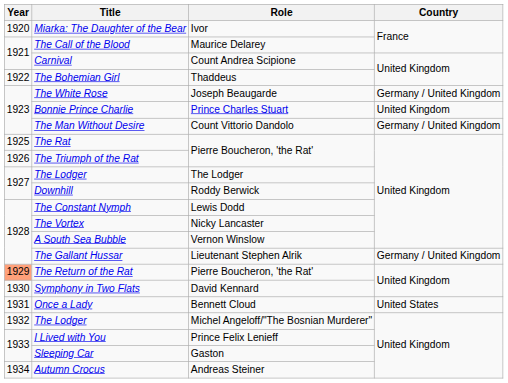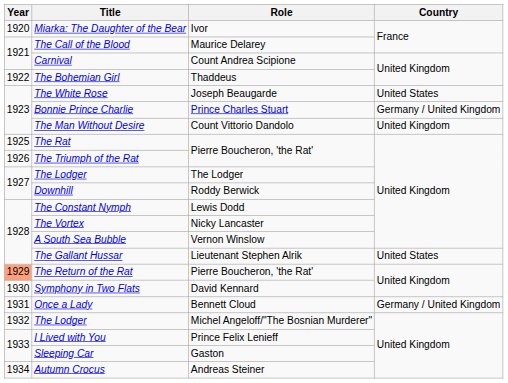(439, 93) Germany / United Kingdom -> (408, 93) United States
(413, 110) United Kingdom -> (439, 110) Germany / United Kingdom
(439, 126) Germany / United Kingdom -> (413, 126) United Kingdom
(439, 256) Germany / United Kingdom -> (408, 256) United States
(408, 304) United States -> (439, 304) Germany / United Kingdom
